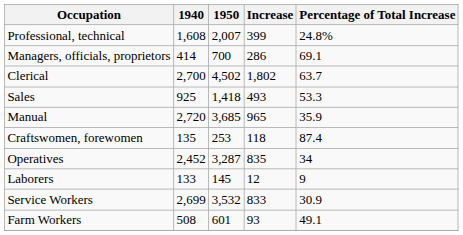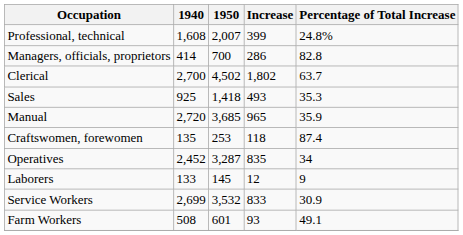(311, 55) 69.1 -> (311, 55) 82.8
(311, 96) 53.3 -> (311, 96) 35.3
